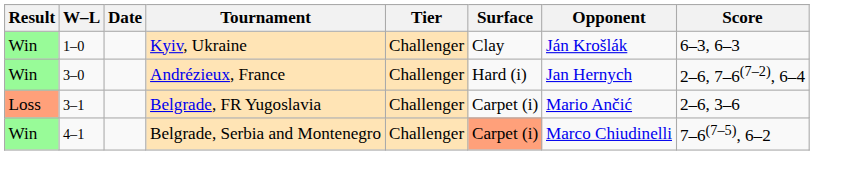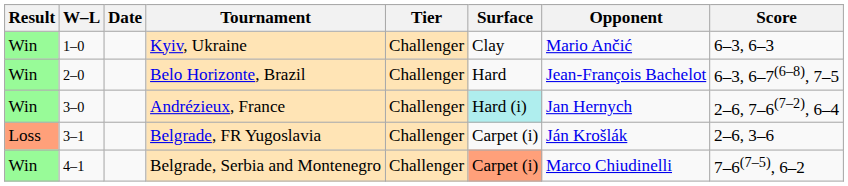(587, 45) Ján Krošlák -> (589, 45) Mario Ančić
+ row: (228, 74)
(499, 74) no background -> (499, 106) paleturquoise background
(589, 104) Mario Ančić -> (587, 135) Ján Krošlák
